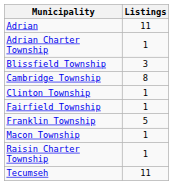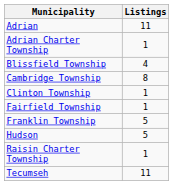(145, 64) 3 -> (145, 64) 4
+ row: (22, 135)
- row: (43, 135)
